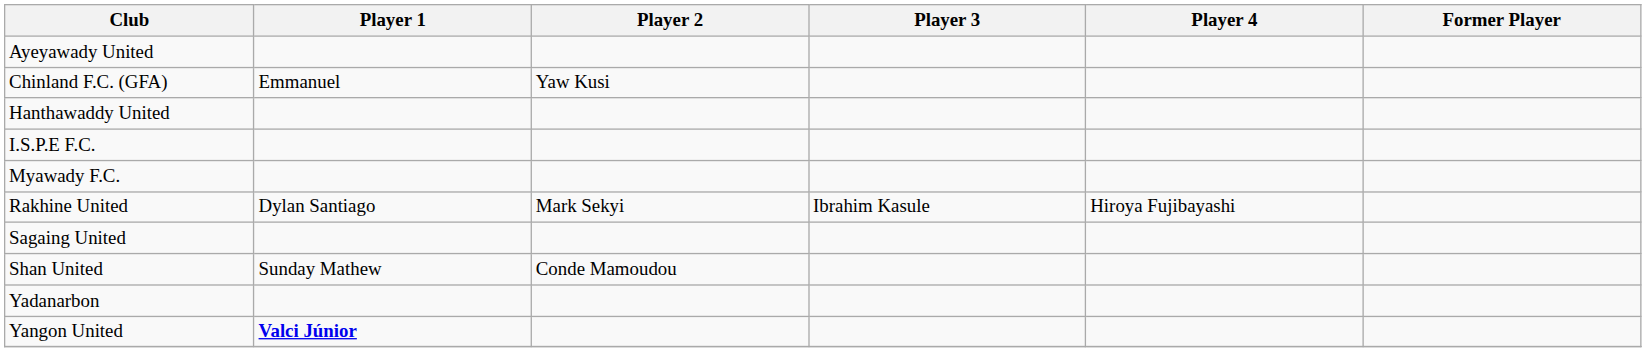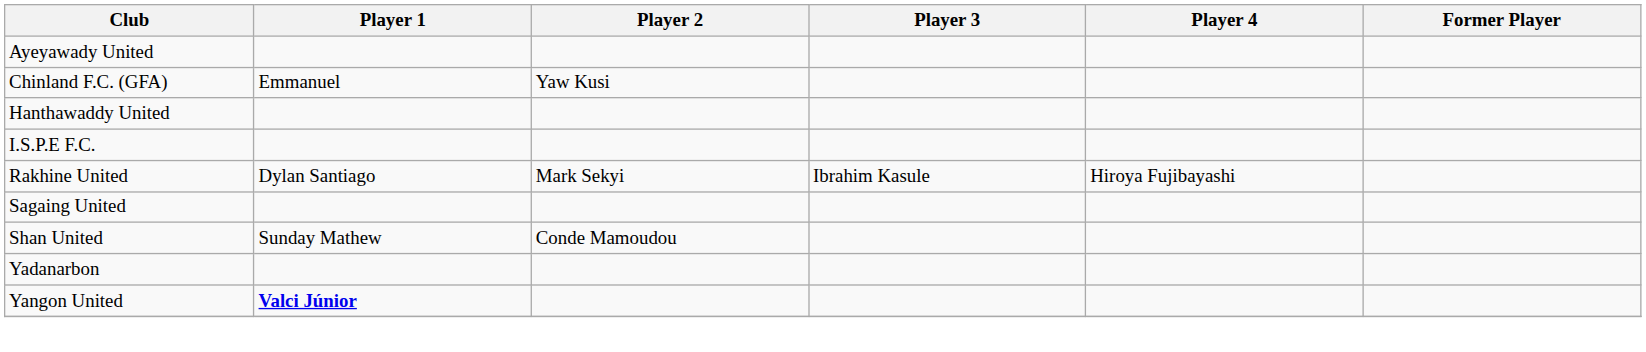- row: (65, 176)
